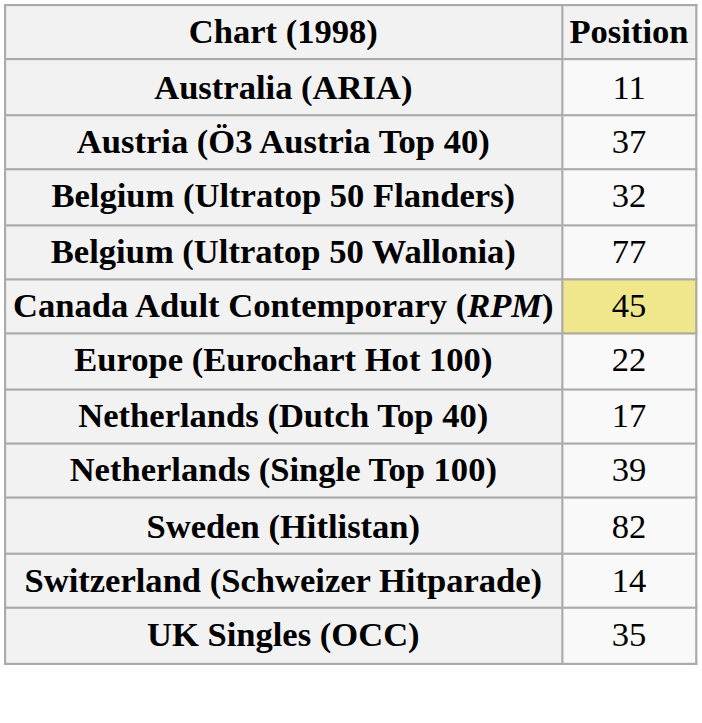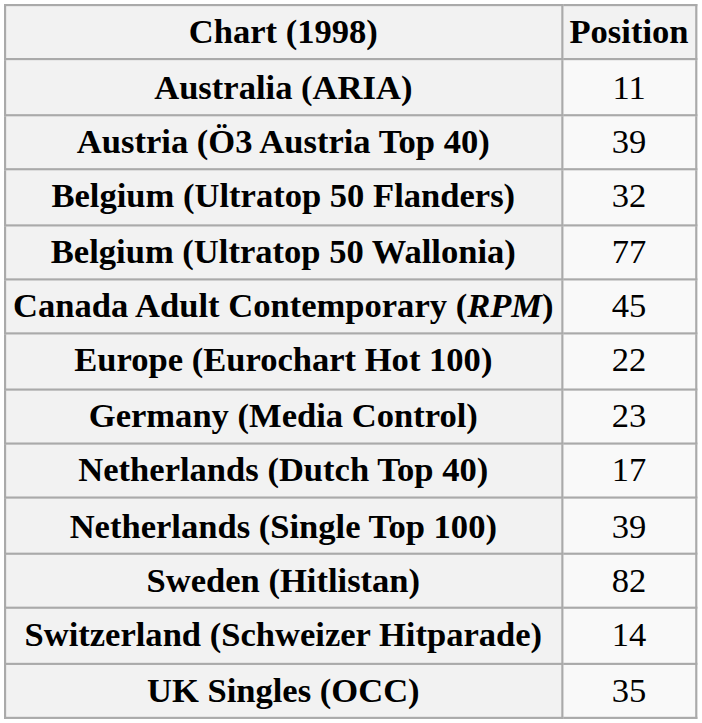(629, 141) 37 -> (629, 141) 39
(629, 305) khaki background -> (629, 305) no background
+ row: (283, 415)
